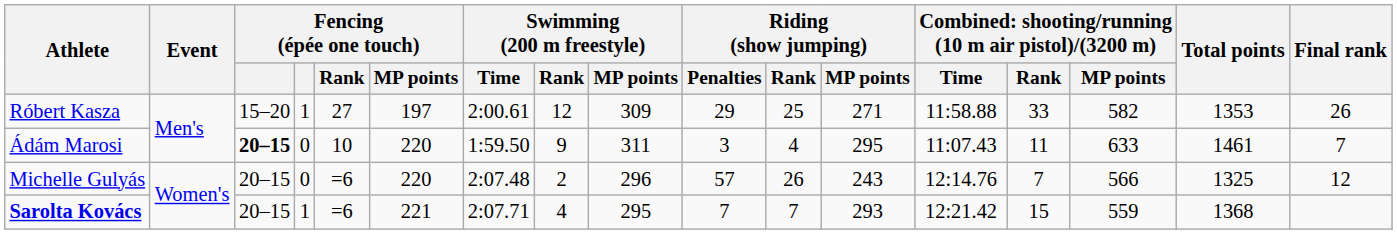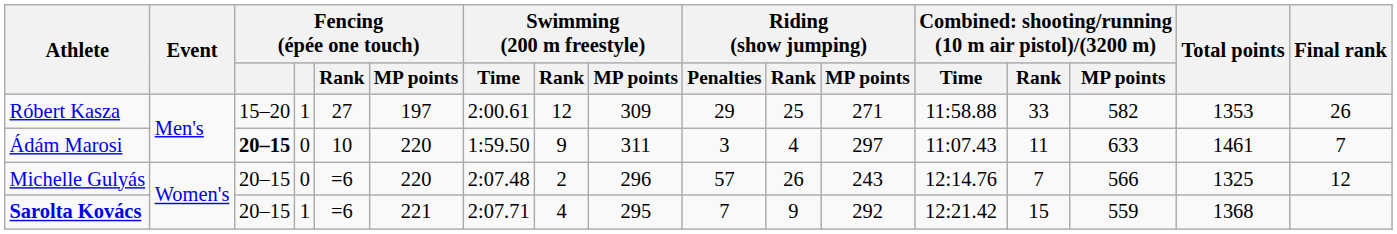(868, 145) 295 -> (868, 145) 297
(793, 212) 7 -> (793, 212) 9
(868, 212) 293 -> (868, 212) 292
